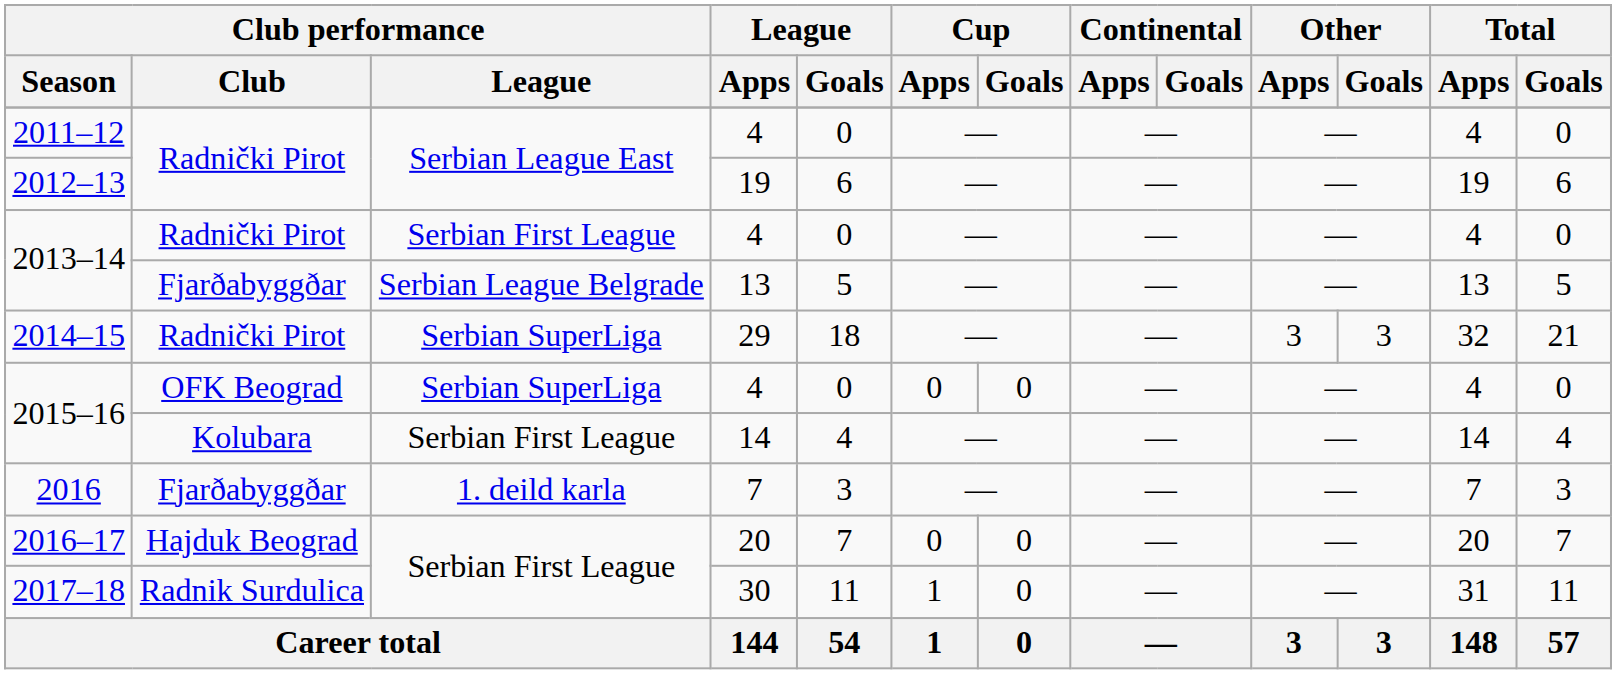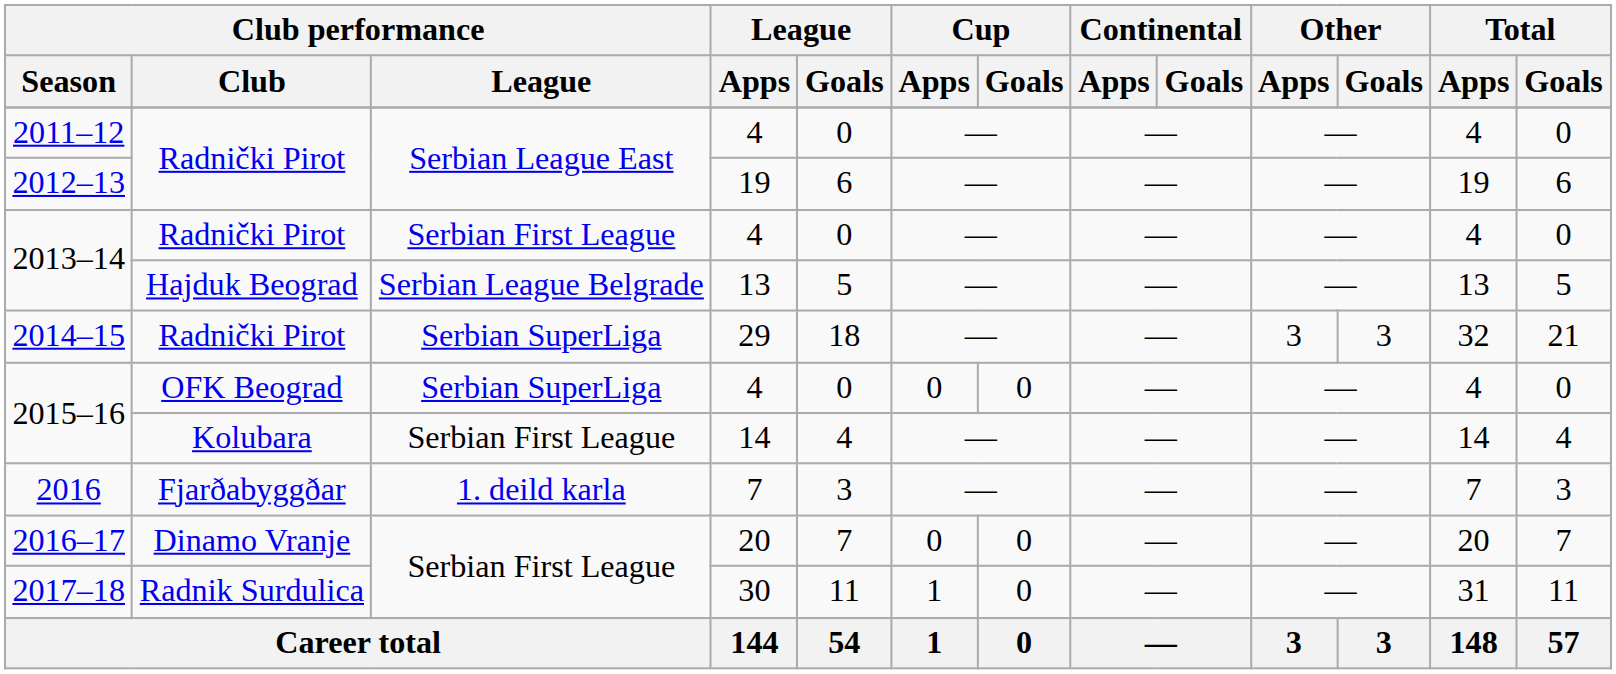(252, 285) Fjarðabyggðar -> (252, 285) Hajduk Beograd
(252, 540) Hajduk Beograd -> (252, 540) Dinamo Vranje
